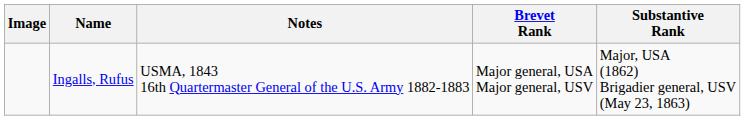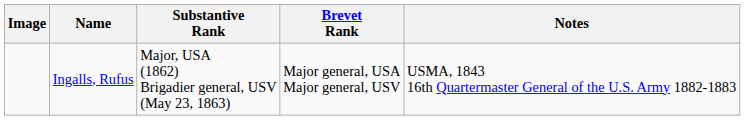columns swapped: (668, 24) <-> (305, 24)
